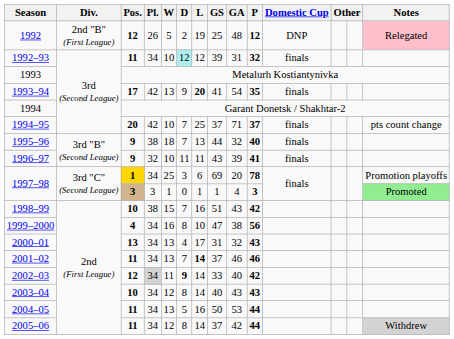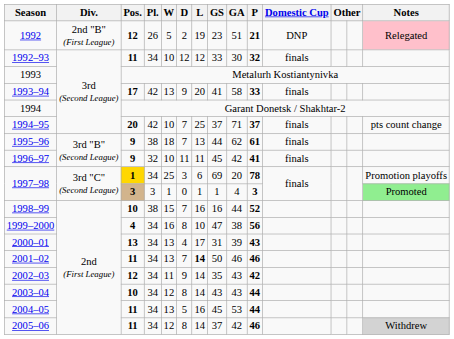(217, 35) 25 -> (217, 35) 23
(237, 35) 48 -> (237, 35) 51
(255, 35) 12 -> (255, 35) 21
(184, 58) paleturquoise background -> (184, 58) no background
(217, 58) 39 -> (217, 58) 33
(237, 58) 31 -> (237, 58) 30
(200, 91) bold -> (200, 91) normal
(237, 91) 54 -> (237, 91) 58
(255, 91) 35 -> (255, 91) 33
(237, 141) 32 -> (237, 141) 62
(255, 141) 40 -> (255, 141) 61
(217, 158) 43 -> (217, 158) 45
(237, 158) 39 -> (237, 158) 42
(217, 208) 51 -> (217, 208) 16
(237, 208) 43 -> (237, 208) 44
(255, 208) 42 -> (255, 208) 52
(237, 242) 32 -> (237, 242) 39
(217, 259) 37 -> (217, 259) 50
(153, 275) lightgrey background -> (153, 275) no background
(184, 275) bold -> (184, 275) normal
(217, 275) 33 -> (217, 275) 35
(237, 275) 40 -> (237, 275) 43
(217, 292) 40 -> (217, 292) 43
(255, 292) 43 -> (255, 292) 44
(217, 309) 50 -> (217, 309) 45
(255, 326) 44 -> (255, 326) 46
